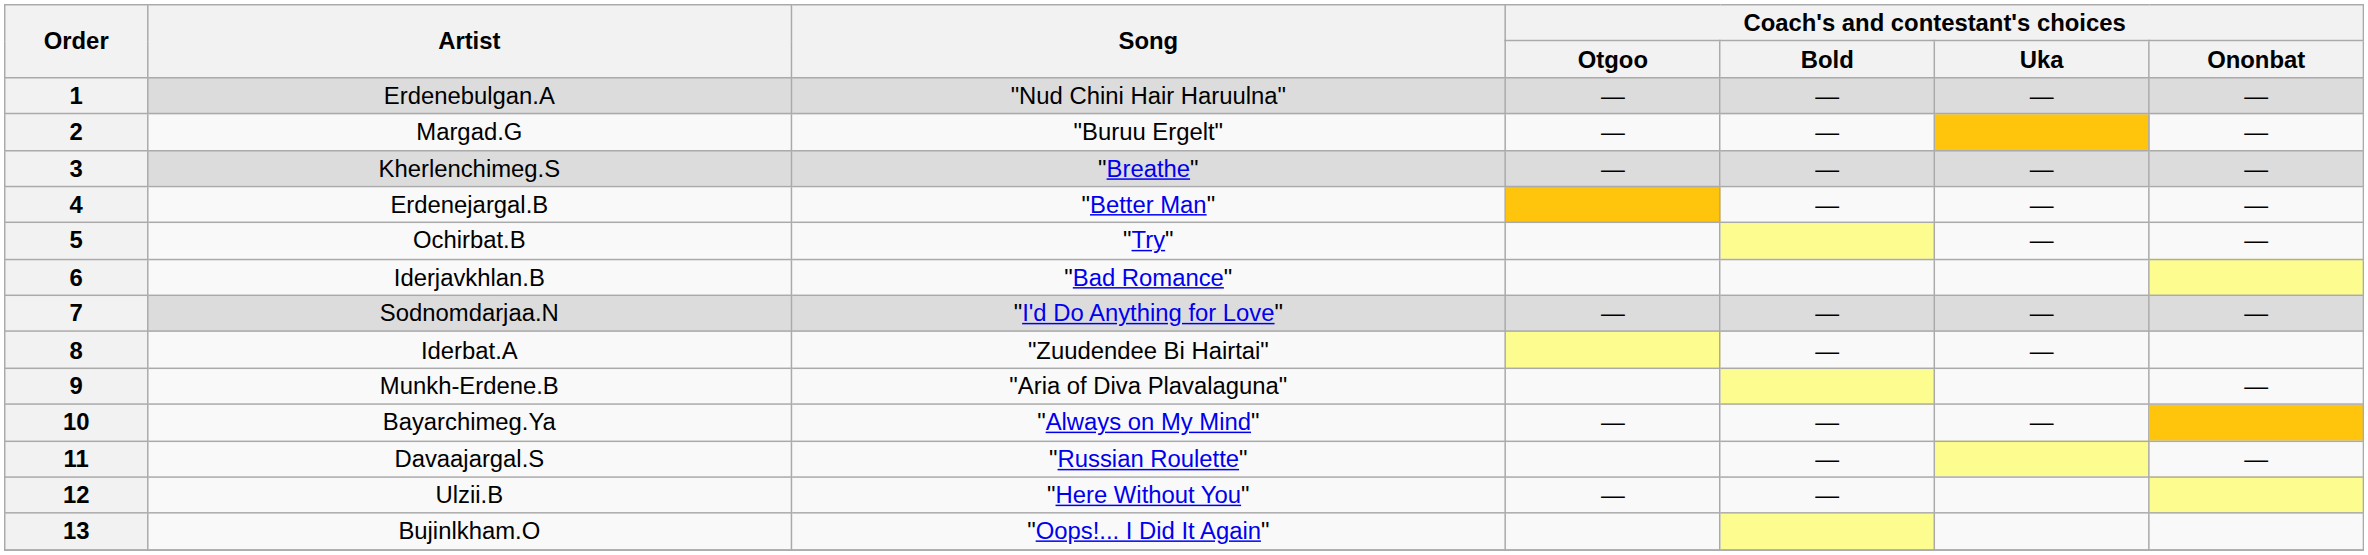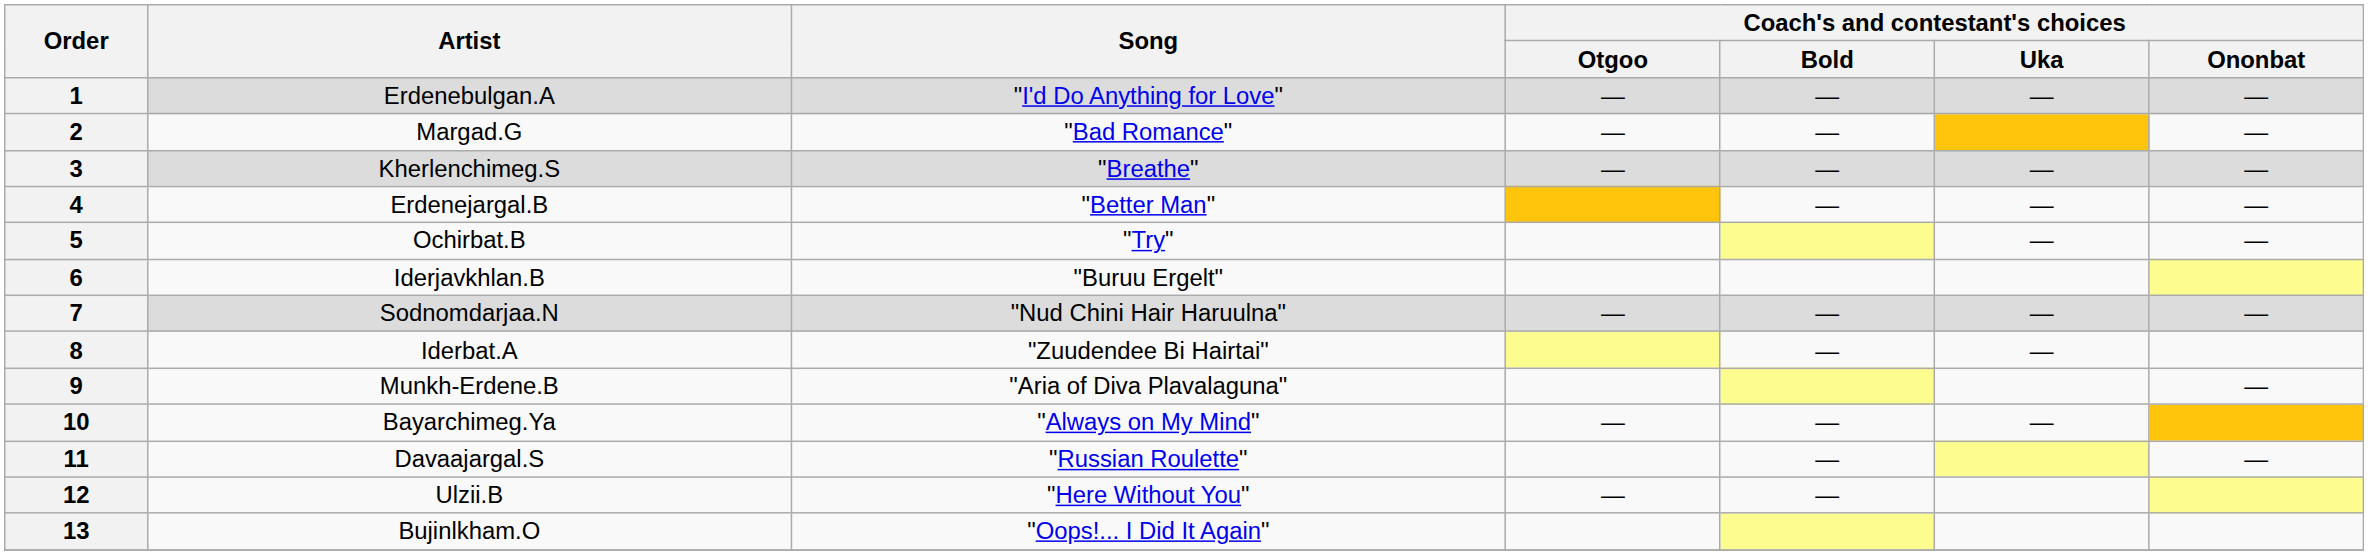(1148, 96) "Nud Chini Hair Haruulna" -> (1148, 96) "I'd Do Anything for Love"
(1148, 132) "Buruu Ergelt" -> (1148, 132) "Bad Romance"
(1148, 277) "Bad Romance" -> (1148, 277) "Buruu Ergelt"
(1148, 313) "I'd Do Anything for Love" -> (1148, 313) "Nud Chini Hair Haruulna"
